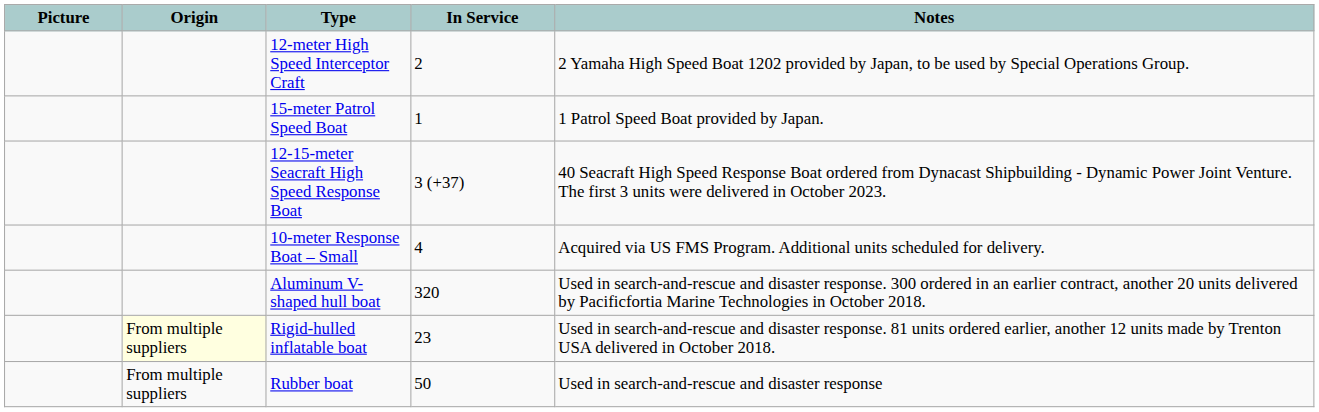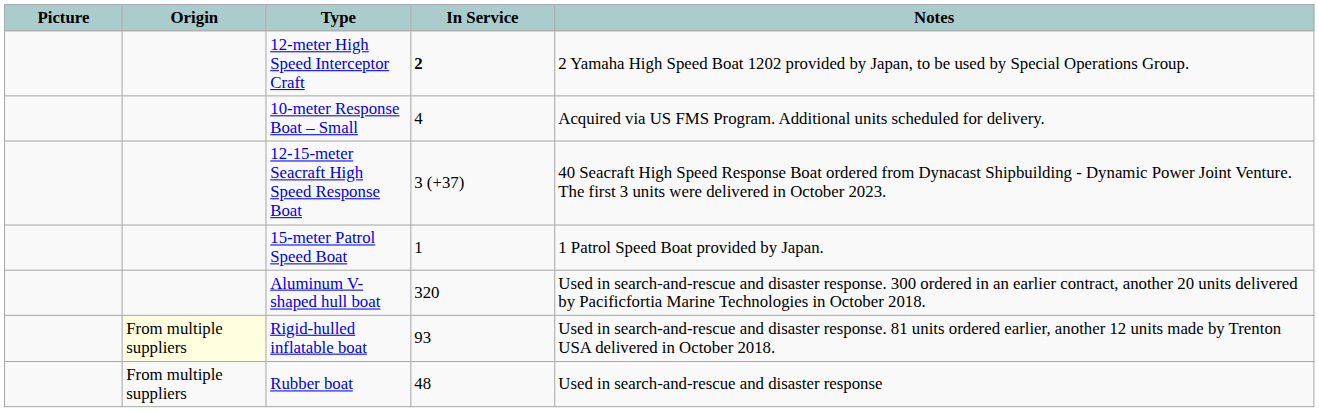(418, 63) normal -> (418, 63) bold
rows swapped: (323, 118) <-> (335, 247)
(423, 338) 23 -> (423, 338) 93
(423, 383) 50 -> (423, 383) 48
